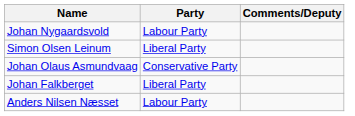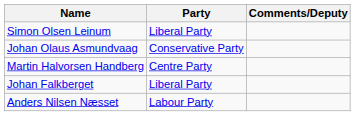- row: (58, 31)
+ row: (75, 66)
